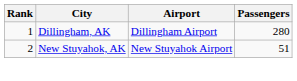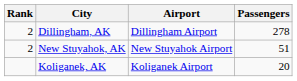(30, 31) 1 -> (30, 31) 2
(281, 31) 280 -> (281, 31) 278
+ row: (72, 66)
